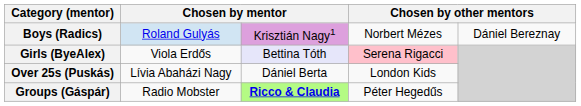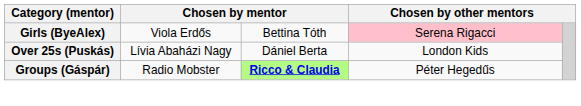- row: (63, 34)
(295, 54) lavender background -> (295, 32) no background
